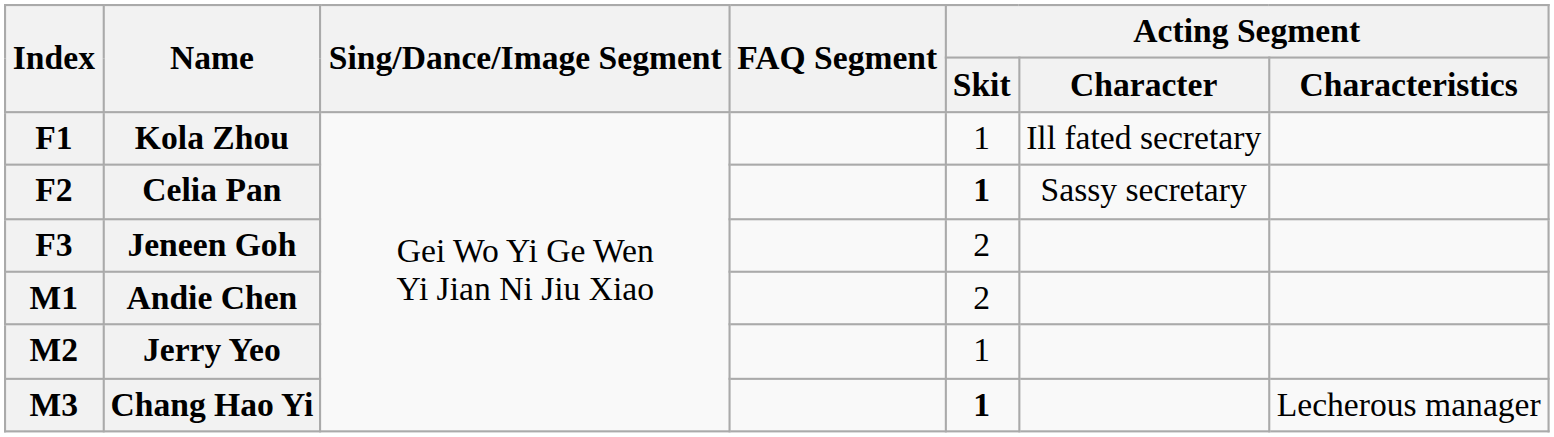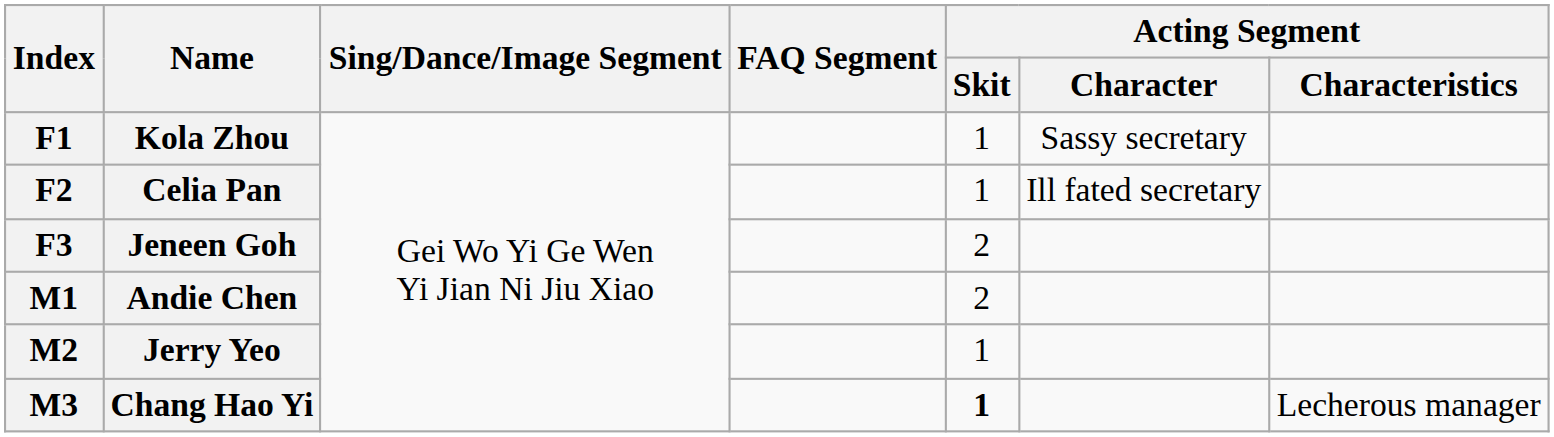(1144, 137) Ill fated secretary -> (1144, 137) Sassy secretary
(982, 191) bold -> (982, 191) normal
(1144, 191) Sassy secretary -> (1144, 191) Ill fated secretary
